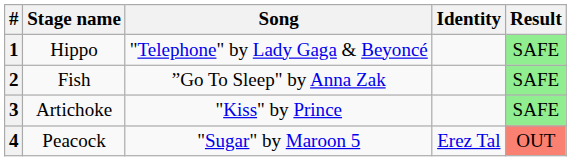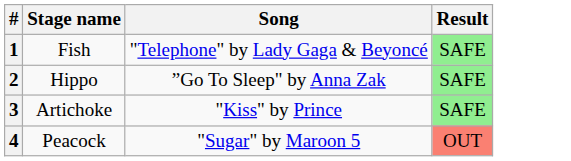- column: (469, 19)
(74, 49) Hippo -> (74, 49) Fish
(74, 79) Fish -> (74, 79) Hippo
